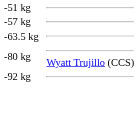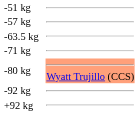+ row: (17, 50)
(90, 59) no background -> (90, 73) lightsalmon background
+ row: (19, 105)
